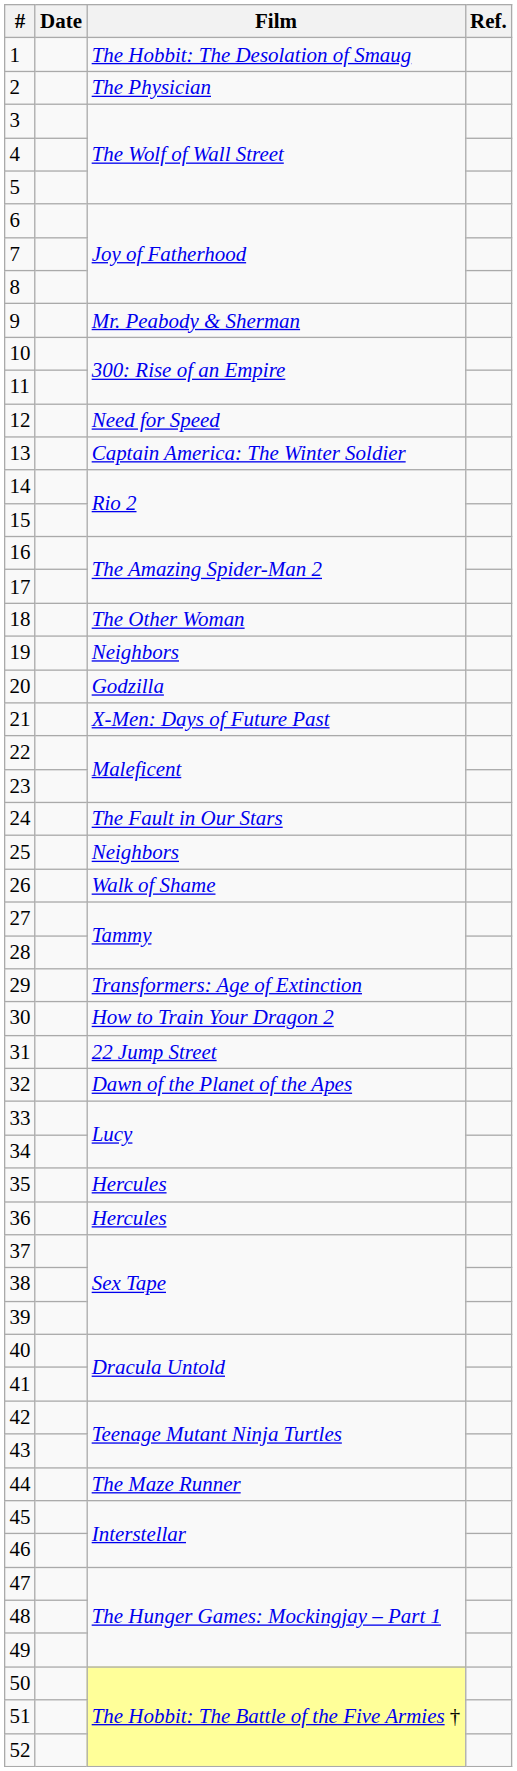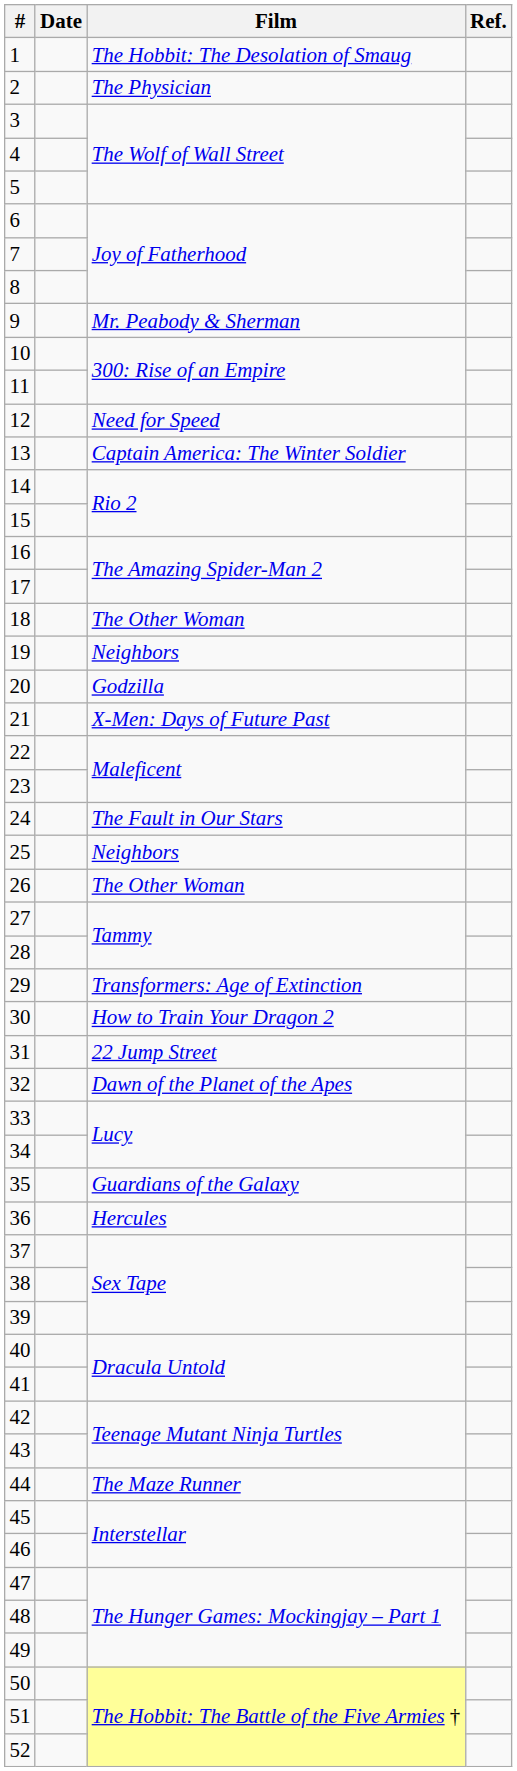(154, 885) Walk of Shame -> (168, 885) The Other Woman
(129, 1184) Hercules -> (195, 1184) Guardians of the Galaxy
